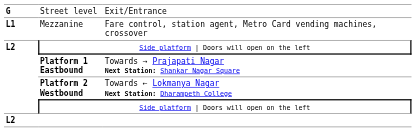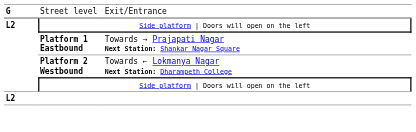- row: (61, 24)
